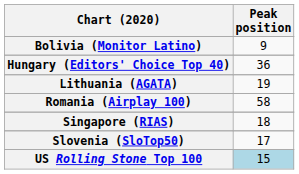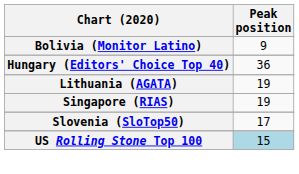- row: (119, 103)
(263, 122) 18 -> (263, 103) 19
